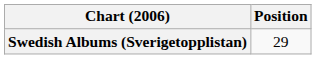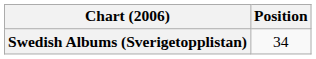(281, 41) 29 -> (281, 41) 34
